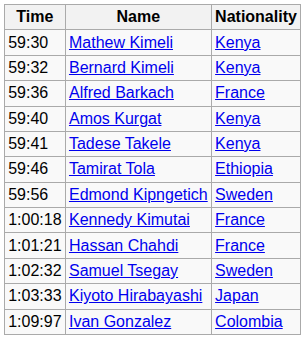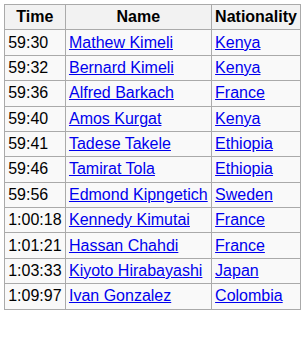(238, 144) Kenya -> (244, 144) Ethiopia
- row: (124, 270)
